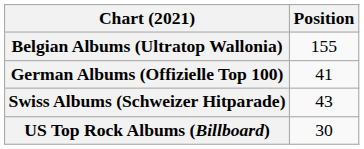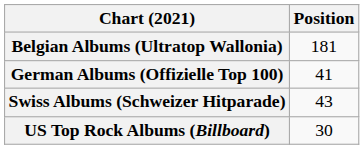(324, 46) 155 -> (324, 46) 181
